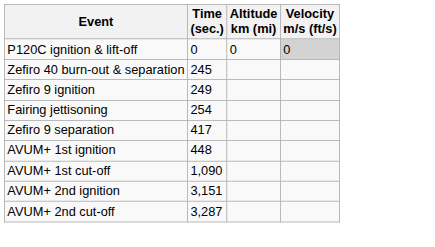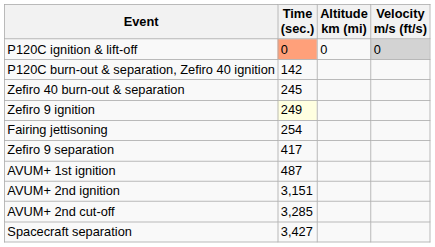(194, 49) no background -> (284, 49) lightsalmon background
+ row: (141, 69)
(201, 89) no background -> (291, 110) lightyellow background
(201, 150) 448 -> (291, 171) 487
- row: (59, 171)
(206, 211) 3,287 -> (297, 211) 3,285
+ row: (70, 232)
